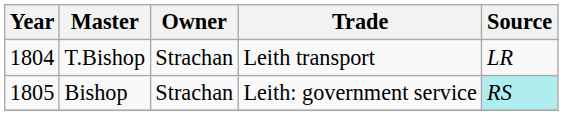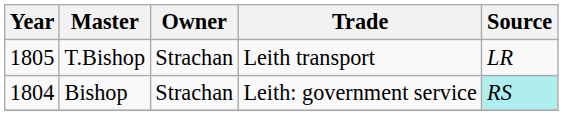(32, 57) 1804 -> (32, 57) 1805
(32, 92) 1805 -> (32, 92) 1804
